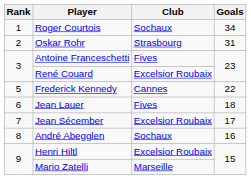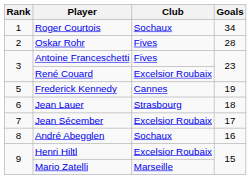(158, 43) Strasbourg -> (145, 43) Fives
(230, 43) 31 -> (230, 43) 28
(230, 89) 22 -> (230, 89) 19
(145, 105) Fives -> (158, 105) Strasbourg
